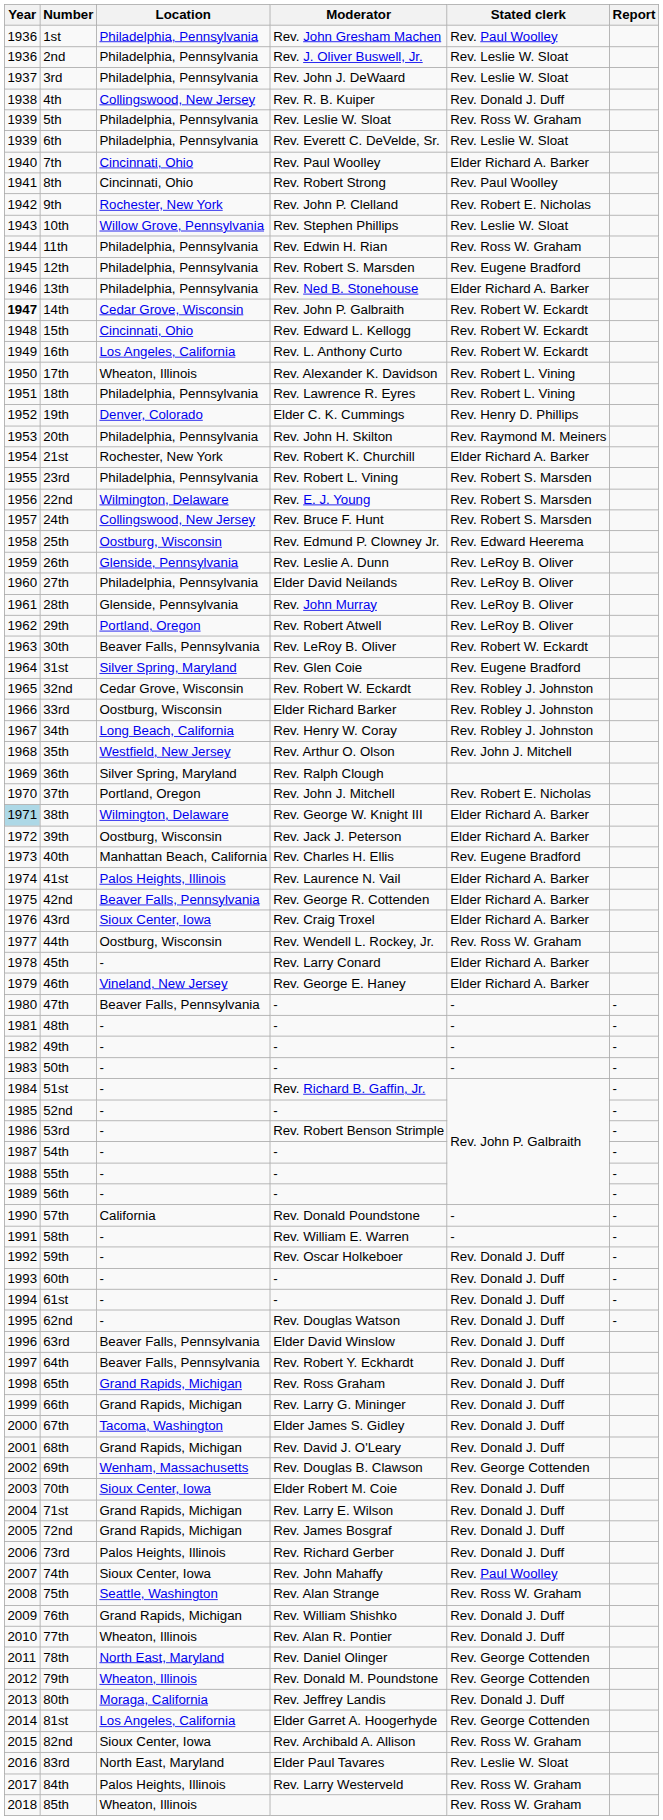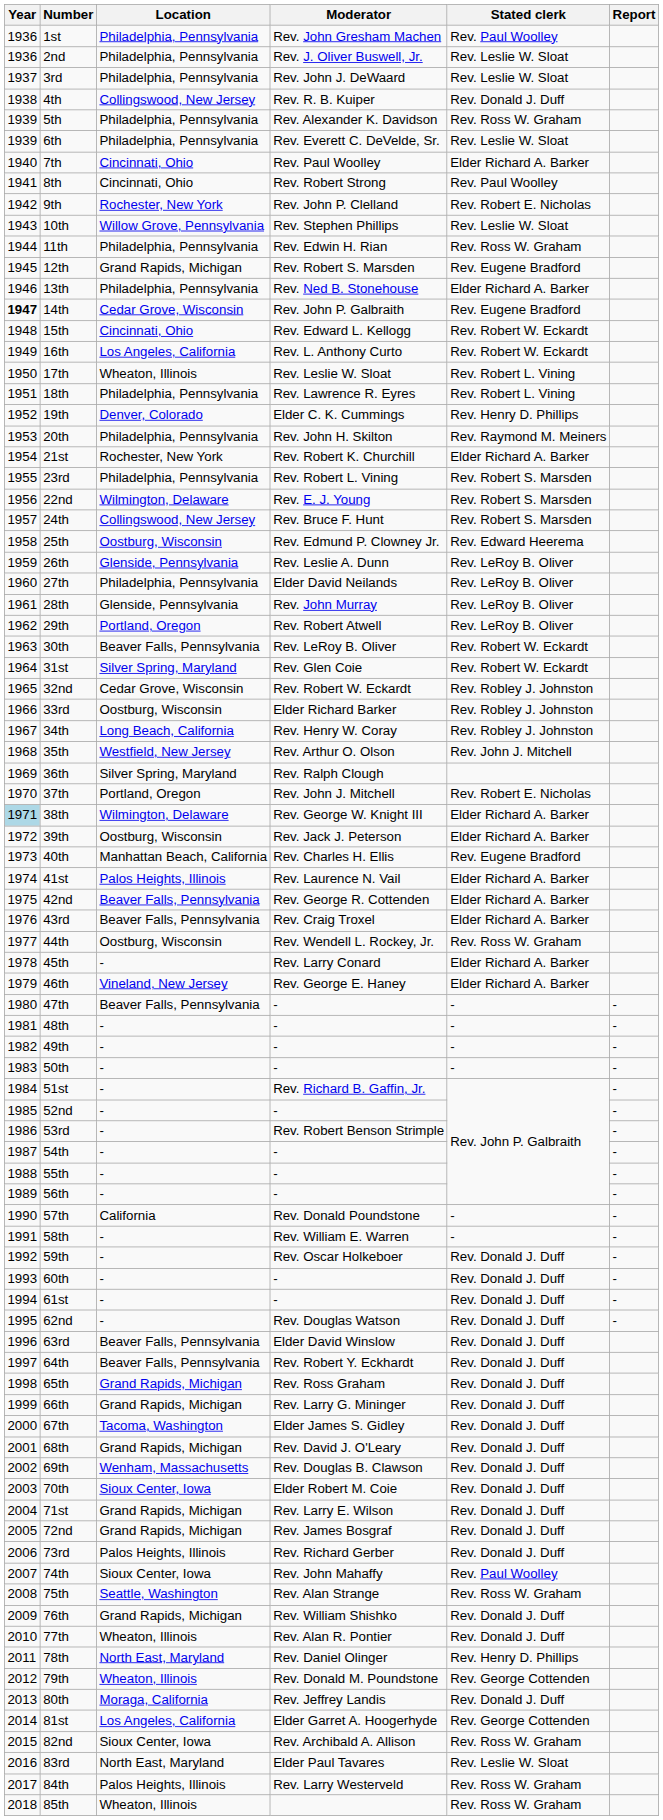(332, 120) Rev. Leslie W. Sloat -> (355, 120) Rev. Alexander K. Davidson
(179, 267) Philadelphia, Pennsylvania -> (171, 267) Grand Rapids, Michigan
(519, 309) Rev. Robert W. Eckardt -> (515, 309) Rev. Eugene Bradford
(355, 373) Rev. Alexander K. Davidson -> (332, 373) Rev. Leslie W. Sloat
(515, 667) Rev. Eugene Bradford -> (519, 667) Rev. Robert W. Eckardt
(155, 920) Sioux Center, Iowa -> (180, 920) Beaver Falls, Pennsylvania
(520, 1468) Rev. George Cottenden -> (507, 1468) Rev. Donald J. Duff
(520, 1657) Rev. George Cottenden -> (514, 1657) Rev. Henry D. Phillips
